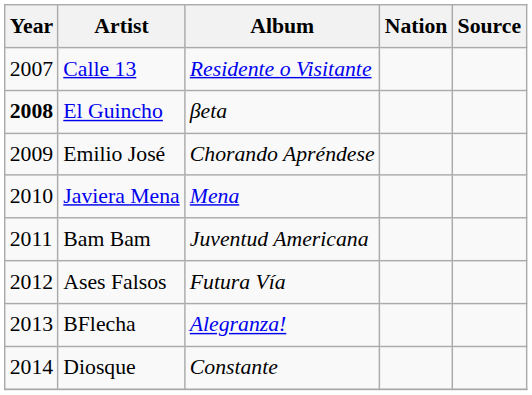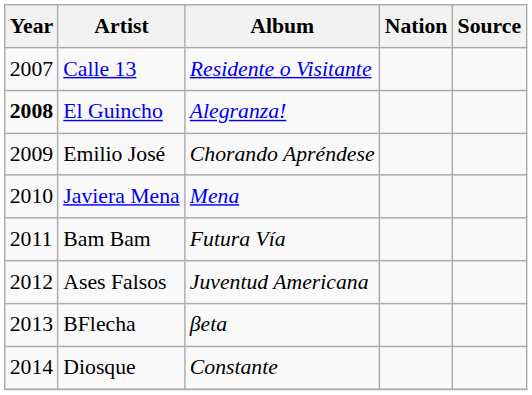(208, 110) βeta -> (238, 110) Alegranza!
(279, 238) Juventud Americana -> (238, 238) Futura Vía
(238, 281) Futura Vía -> (279, 281) Juventud Americana
(238, 324) Alegranza! -> (208, 324) βeta
